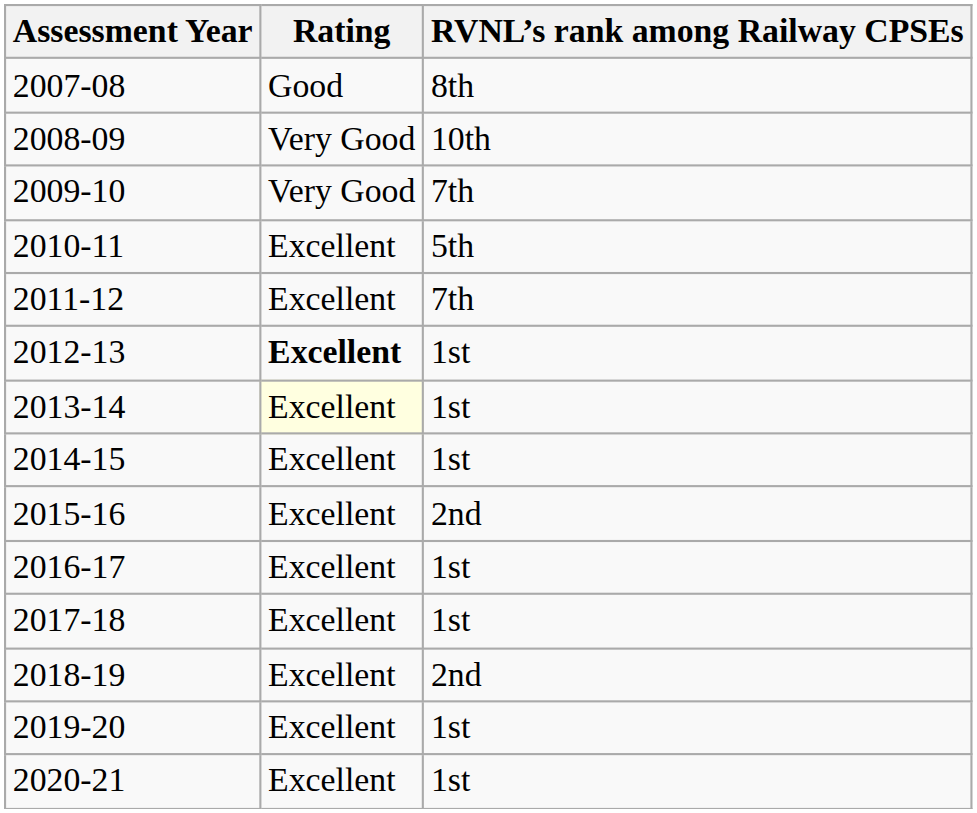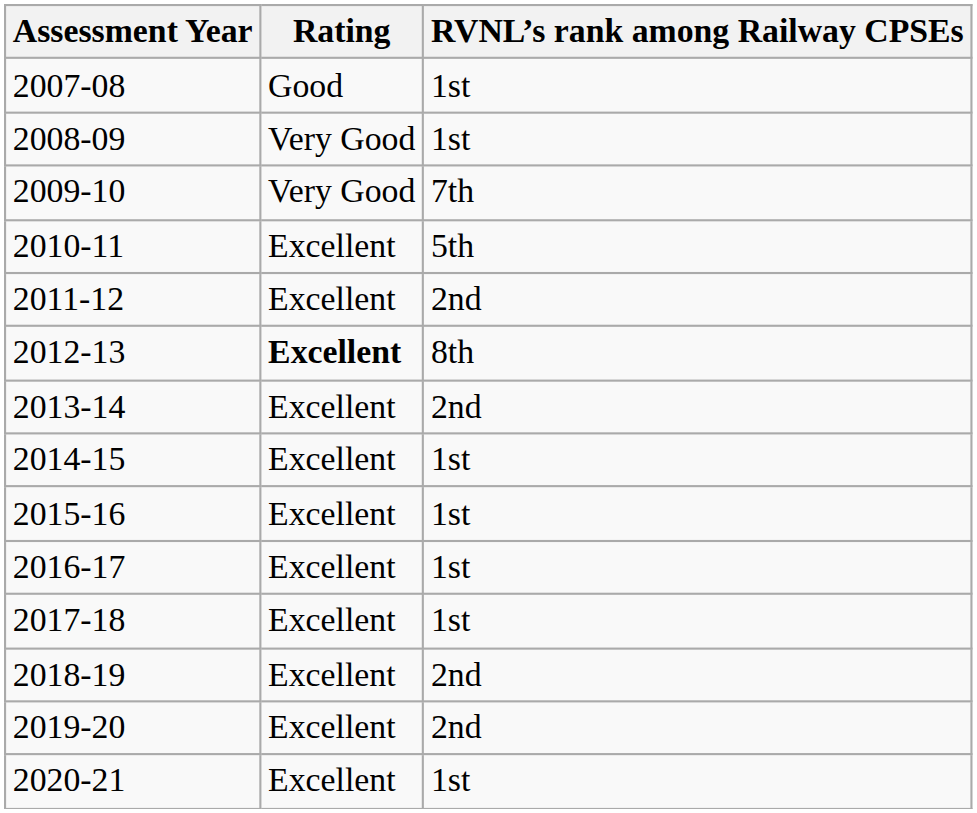(452, 84) 8th -> (451, 84) 1st
(461, 138) 10th -> (451, 138) 1st
(452, 298) 7th -> (456, 298) 2nd
(451, 352) 1st -> (452, 352) 8th
(332, 406) lightyellow background -> (332, 406) no background
(451, 406) 1st -> (456, 406) 2nd
(456, 513) 2nd -> (451, 513) 1st
(451, 727) 1st -> (456, 727) 2nd
